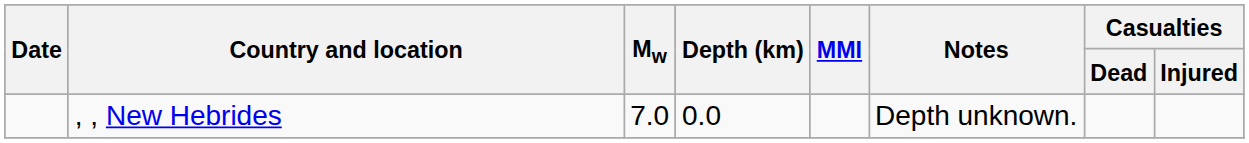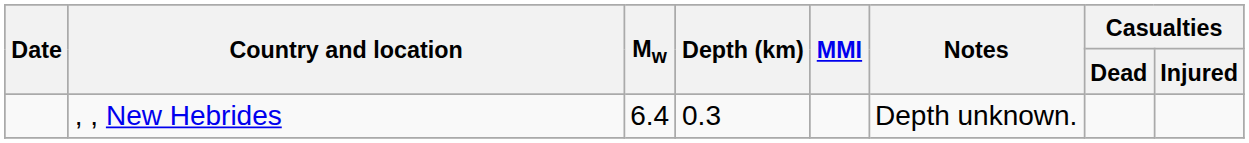(650, 115) 7.0 -> (650, 115) 6.4
(702, 115) 0.0 -> (702, 115) 0.3
